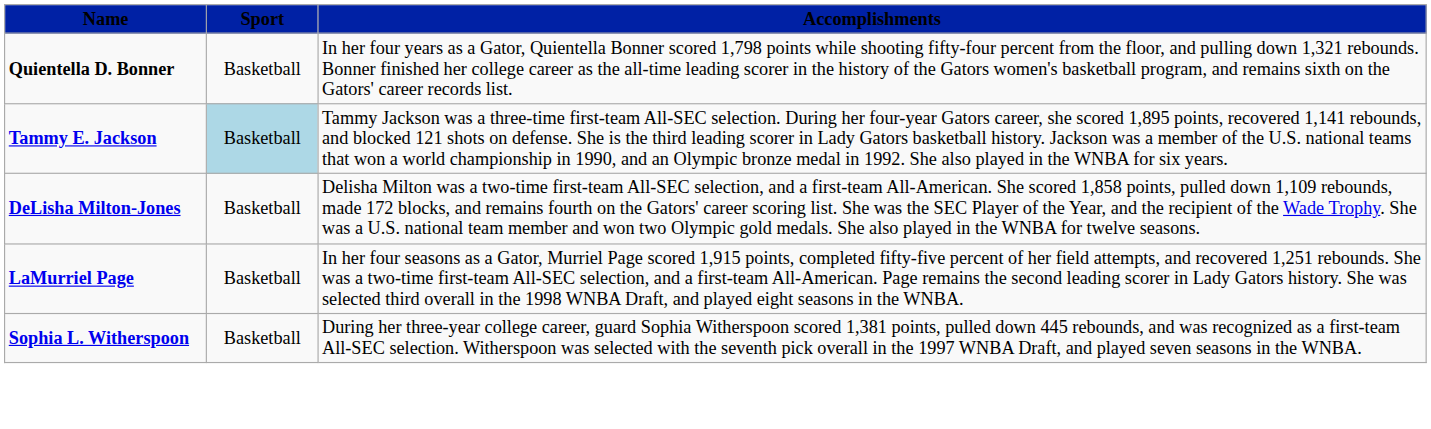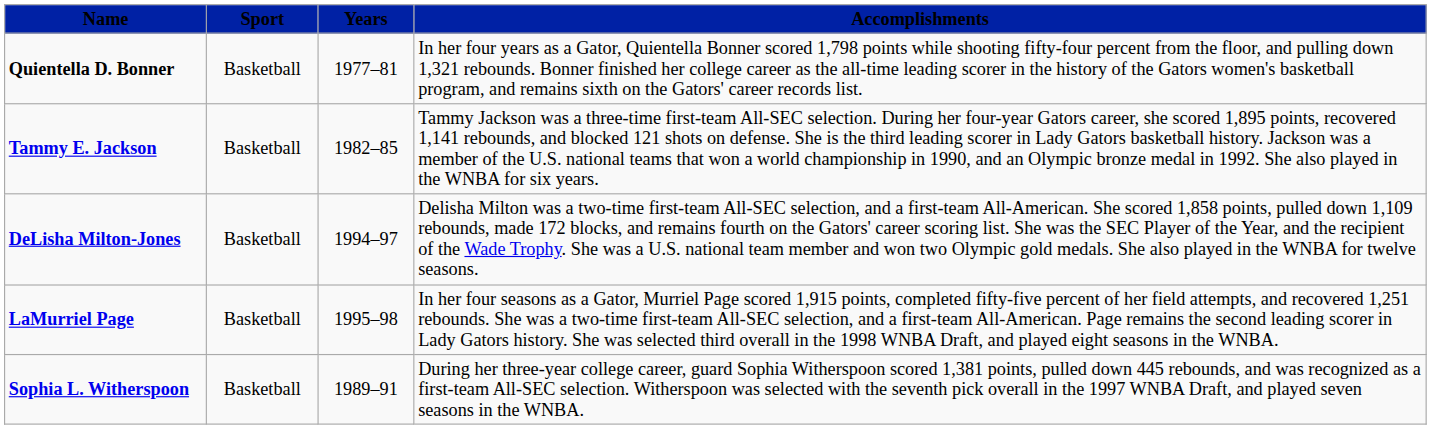+ column: (366, 18)
(262, 138) lightblue background -> (262, 148) no background
